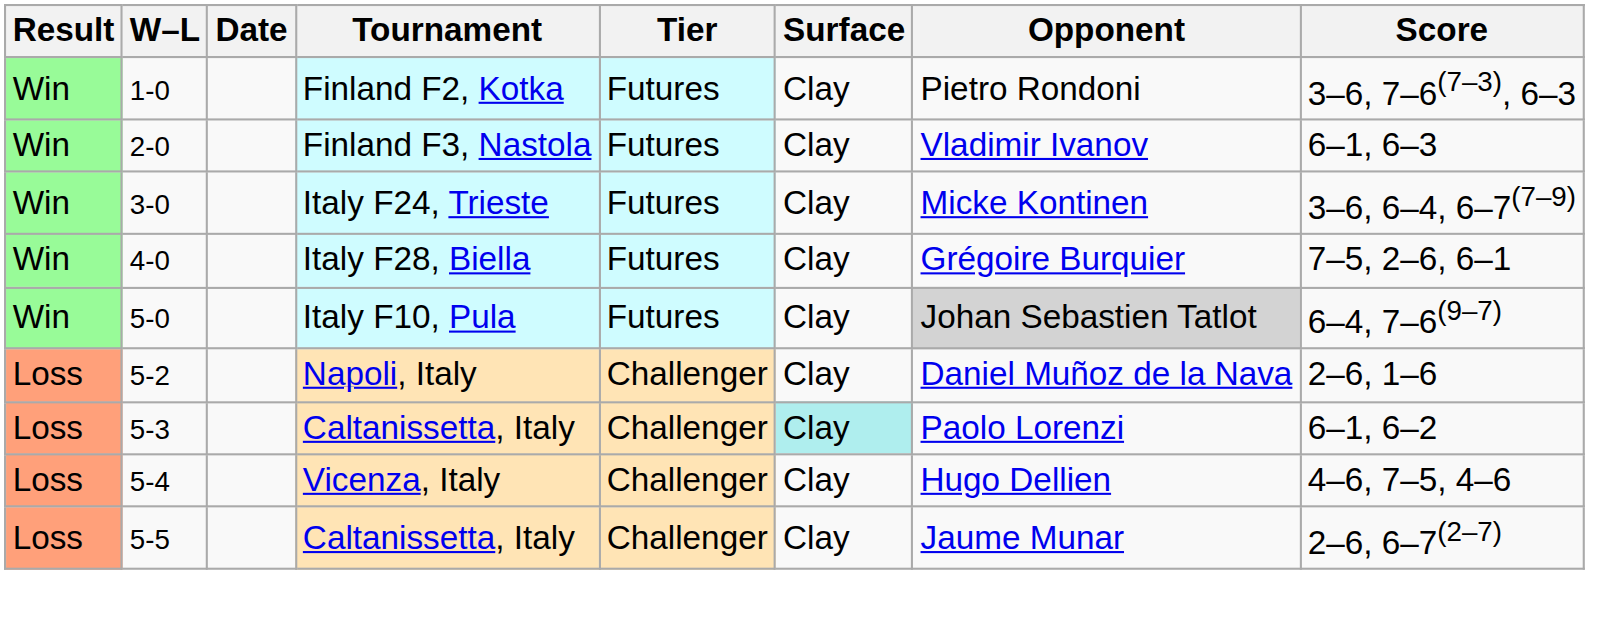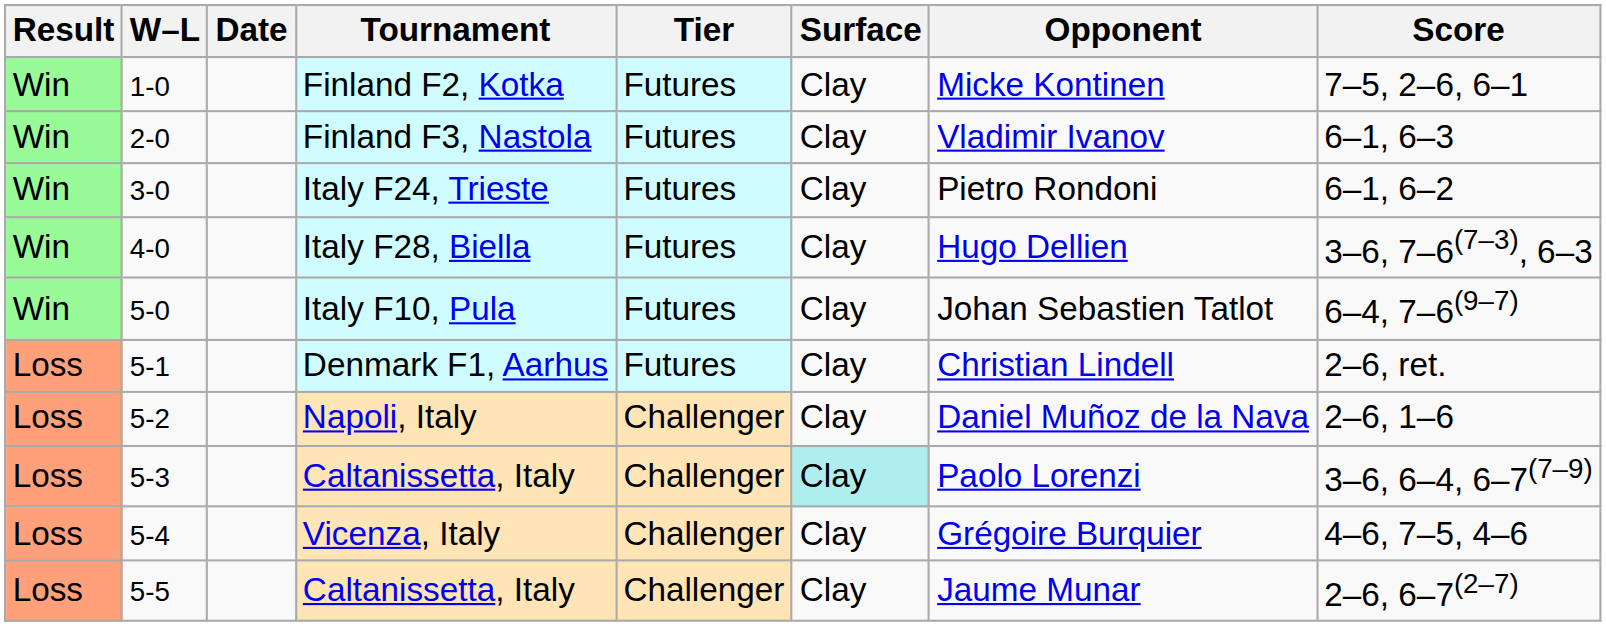(1031, 88) Pietro Rondoni -> (1051, 83) Micke Kontinen
(1442, 88) 3–6, 7–6(7–3), 6–3 -> (1426, 83) 7–5, 2–6, 6–1
(1034, 202) Micke Kontinen -> (1047, 189) Pietro Rondoni
(1442, 202) 3–6, 6–4, 6–7(7–9) -> (1389, 189) 6–1, 6–2
(1053, 260) Grégoire Burquier -> (1032, 246) Hugo Dellien
(1409, 260) 7–5, 2–6, 6–1 -> (1459, 246) 3–6, 7–6(7–3), 6–3
(1089, 317) lightgrey background -> (1105, 308) no background
+ row: (150, 367)
(1372, 427) 6–1, 6–2 -> (1459, 475) 3–6, 6–4, 6–7(7–9)
(1016, 480) Hugo Dellien -> (1069, 532) Grégoire Burquier
